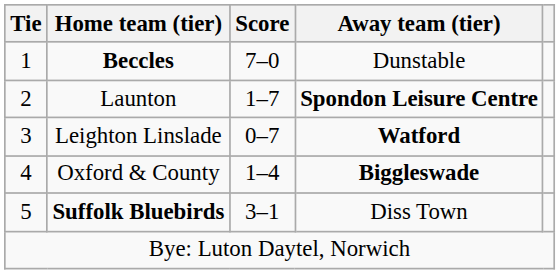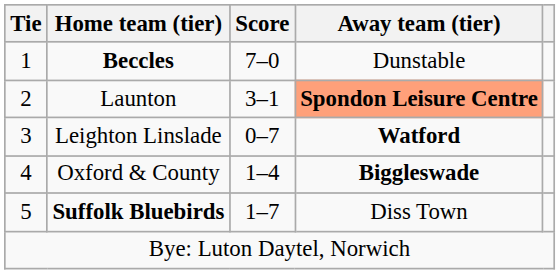(262, 98) 1–7 -> (262, 98) 3–1
(419, 98) no background -> (419, 98) lightsalmon background
(262, 211) 3–1 -> (262, 211) 1–7
